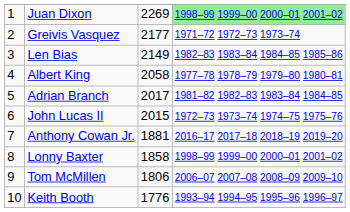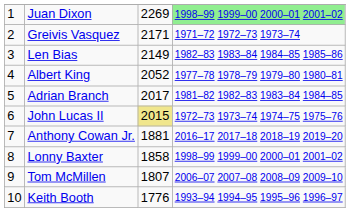(155, 34) 2177 -> (155, 34) 2171
(155, 75) 2058 -> (155, 75) 2052
(155, 116) no background -> (155, 116) khaki background
(155, 177) 1806 -> (155, 177) 1807
